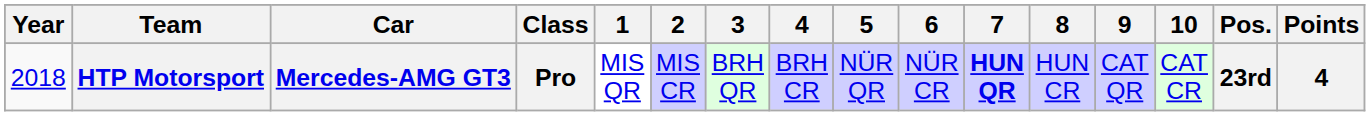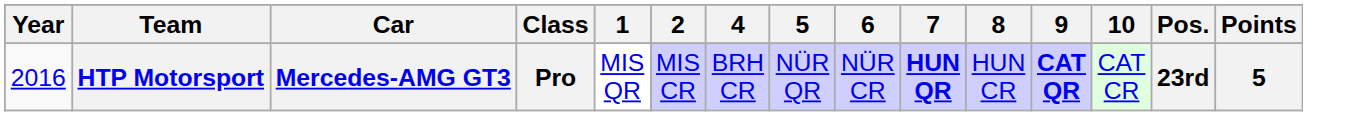- column: (738, 24)
(38, 77) 2018 -> (38, 77) 2016
(1125, 77) normal -> (1061, 77) bold
(1321, 77) 4 -> (1259, 77) 5
